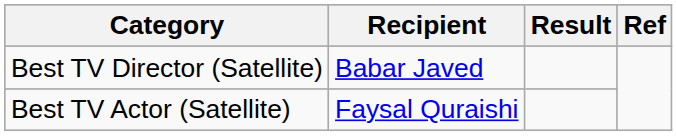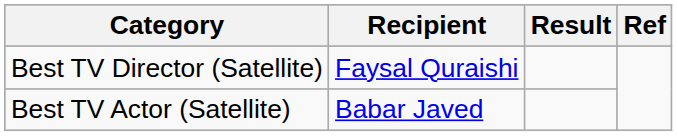(409, 67) Babar Javed -> (427, 67) Faysal Quraishi
(427, 109) Faysal Quraishi -> (409, 109) Babar Javed
